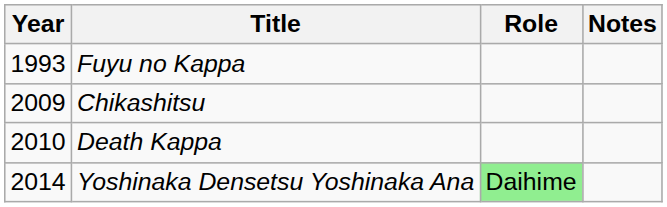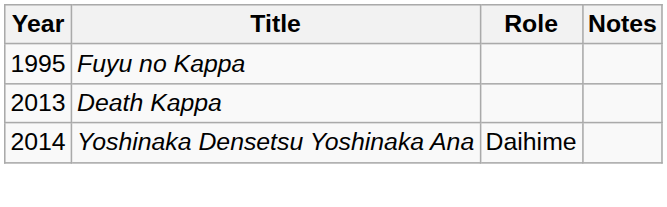(38, 63) 1993 -> (38, 63) 1995
- row: (141, 102)
(38, 142) 2010 -> (38, 102) 2013
(531, 181) lightgreen background -> (531, 142) no background
